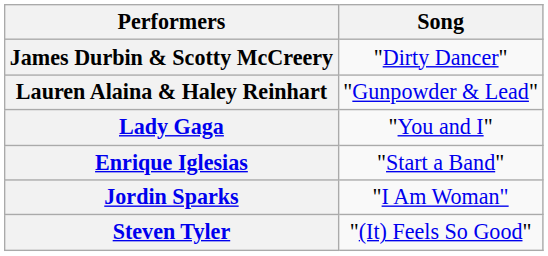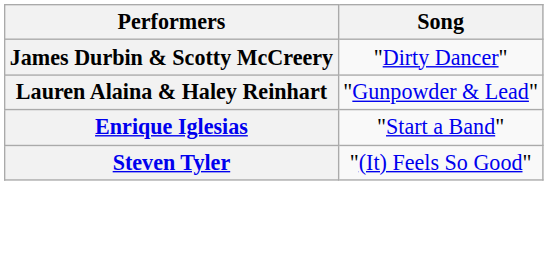- row: (171, 127)
- row: (171, 197)
